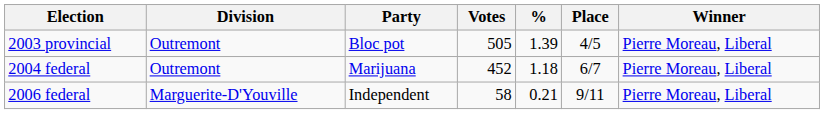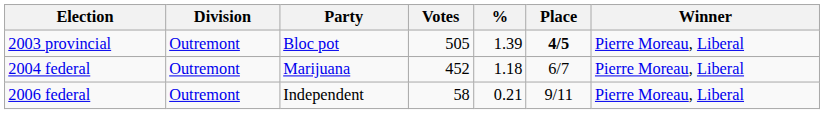(590, 43) normal -> (559, 43) bold
(224, 95) Marguerite-D'Youville -> (205, 95) Outremont
